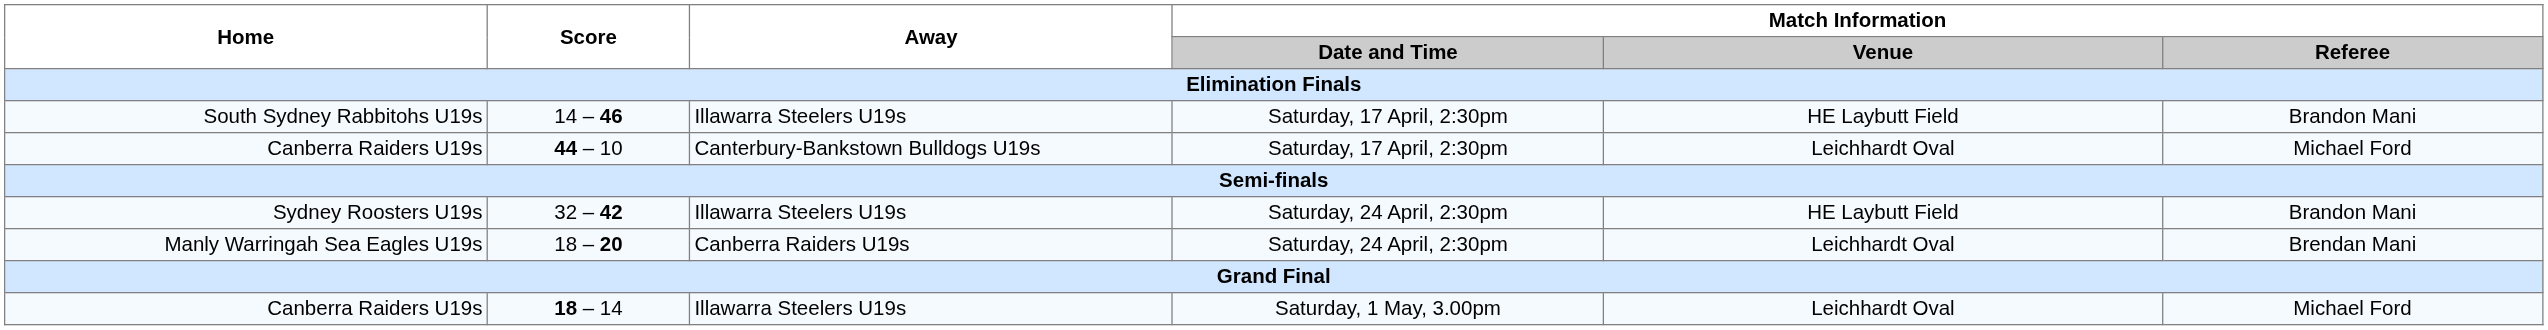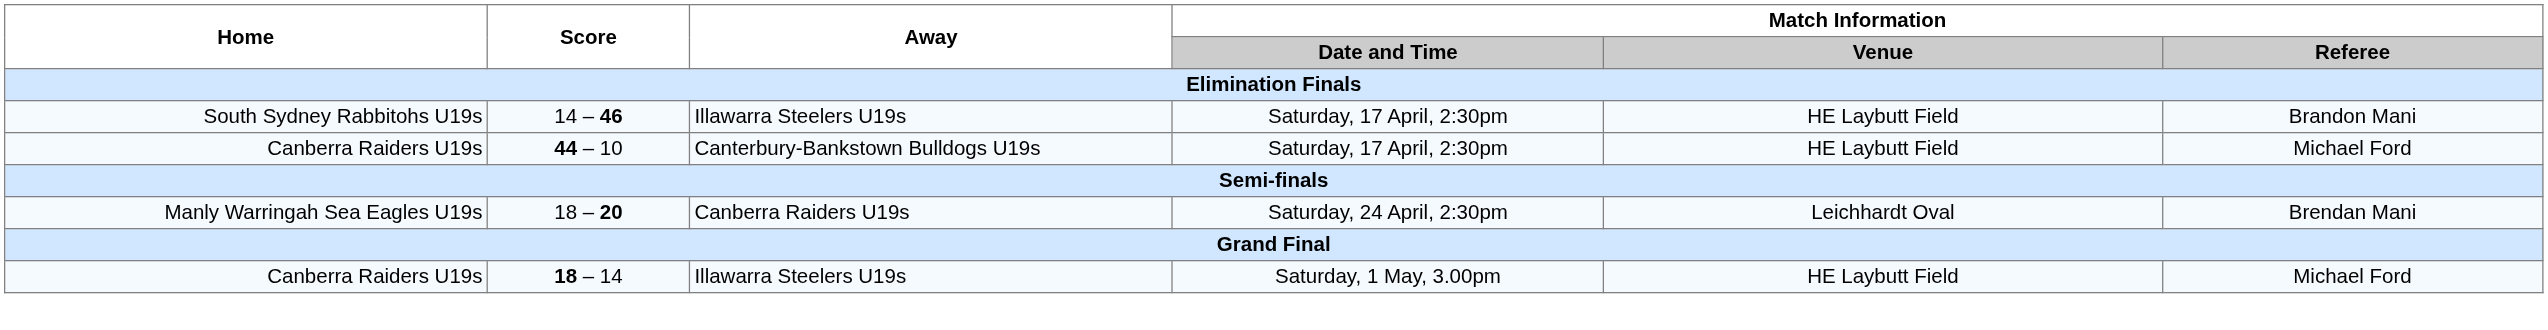(1883, 148) Leichhardt Oval -> (1883, 148) HE Laybutt Field
- row: (588, 212)
(1883, 308) Leichhardt Oval -> (1883, 276) HE Laybutt Field
